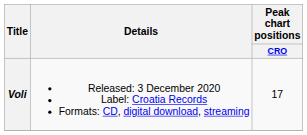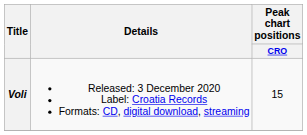(277, 94) 17 -> (277, 94) 15
